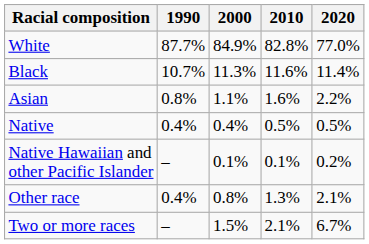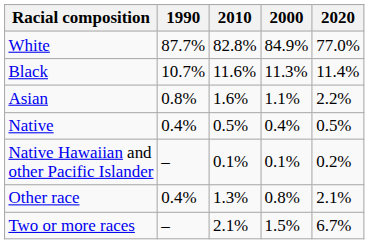columns swapped: (235, 17) <-> (286, 17)
